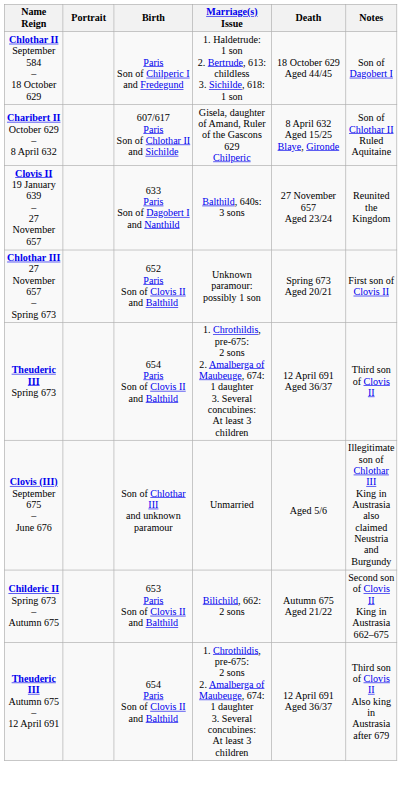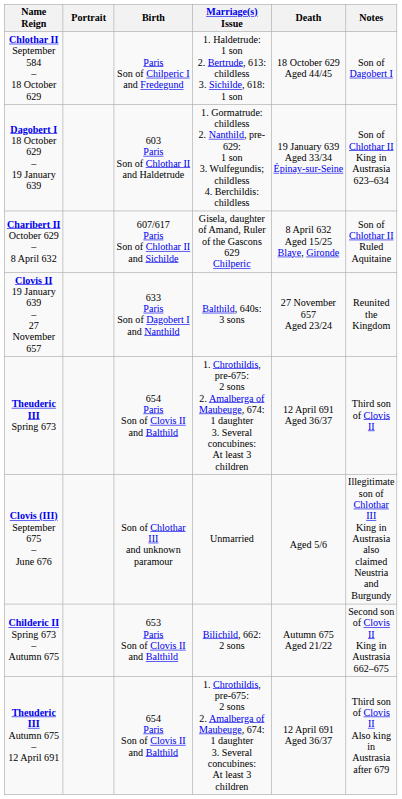+ row: (34, 157)
- row: (34, 286)
